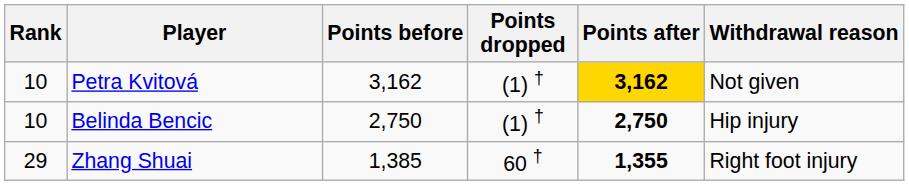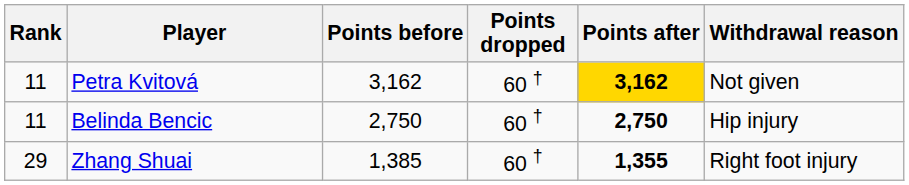(36, 81) 10 -> (36, 81) 11
(523, 81) (1) † -> (523, 81) 60 †
(36, 121) 10 -> (36, 121) 11
(523, 121) (1) † -> (523, 121) 60 †
